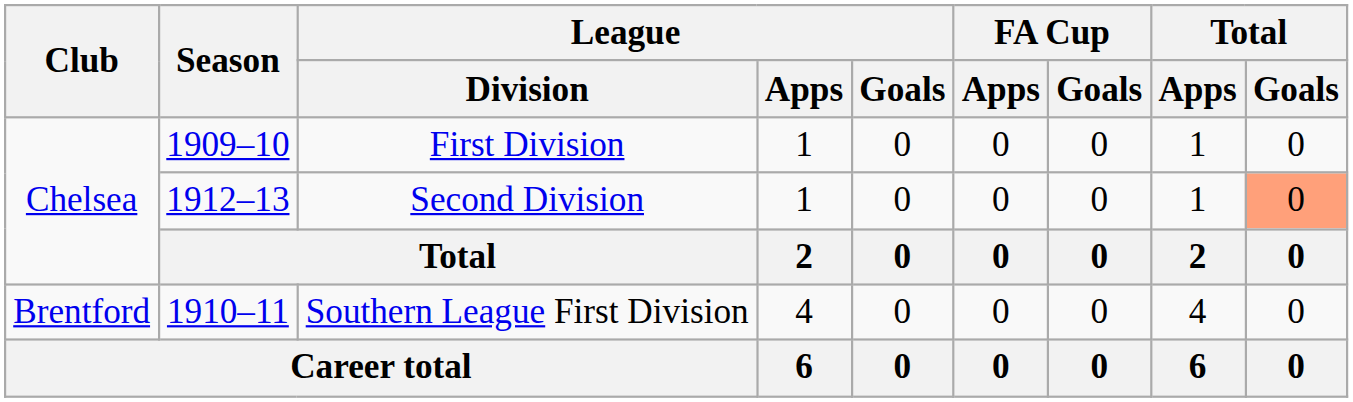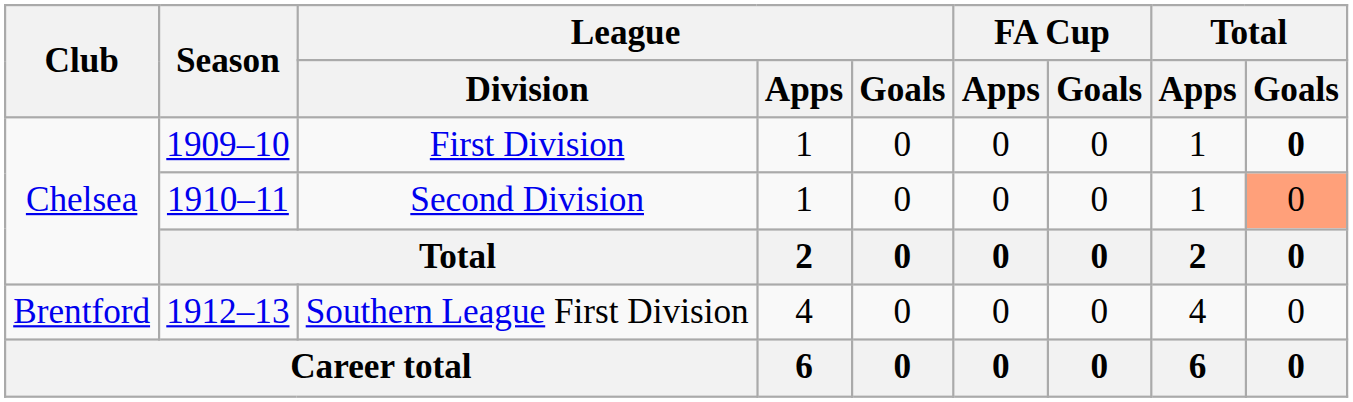(1296, 144) normal -> (1296, 144) bold
(228, 199) 1912–13 -> (228, 199) 1910–11
(228, 311) 1910–11 -> (228, 311) 1912–13
